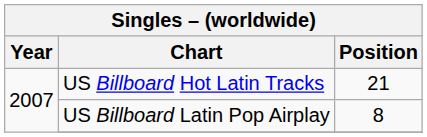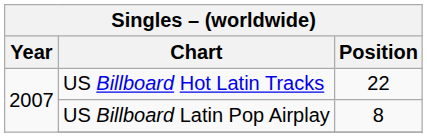(378, 83) 21 -> (378, 83) 22
